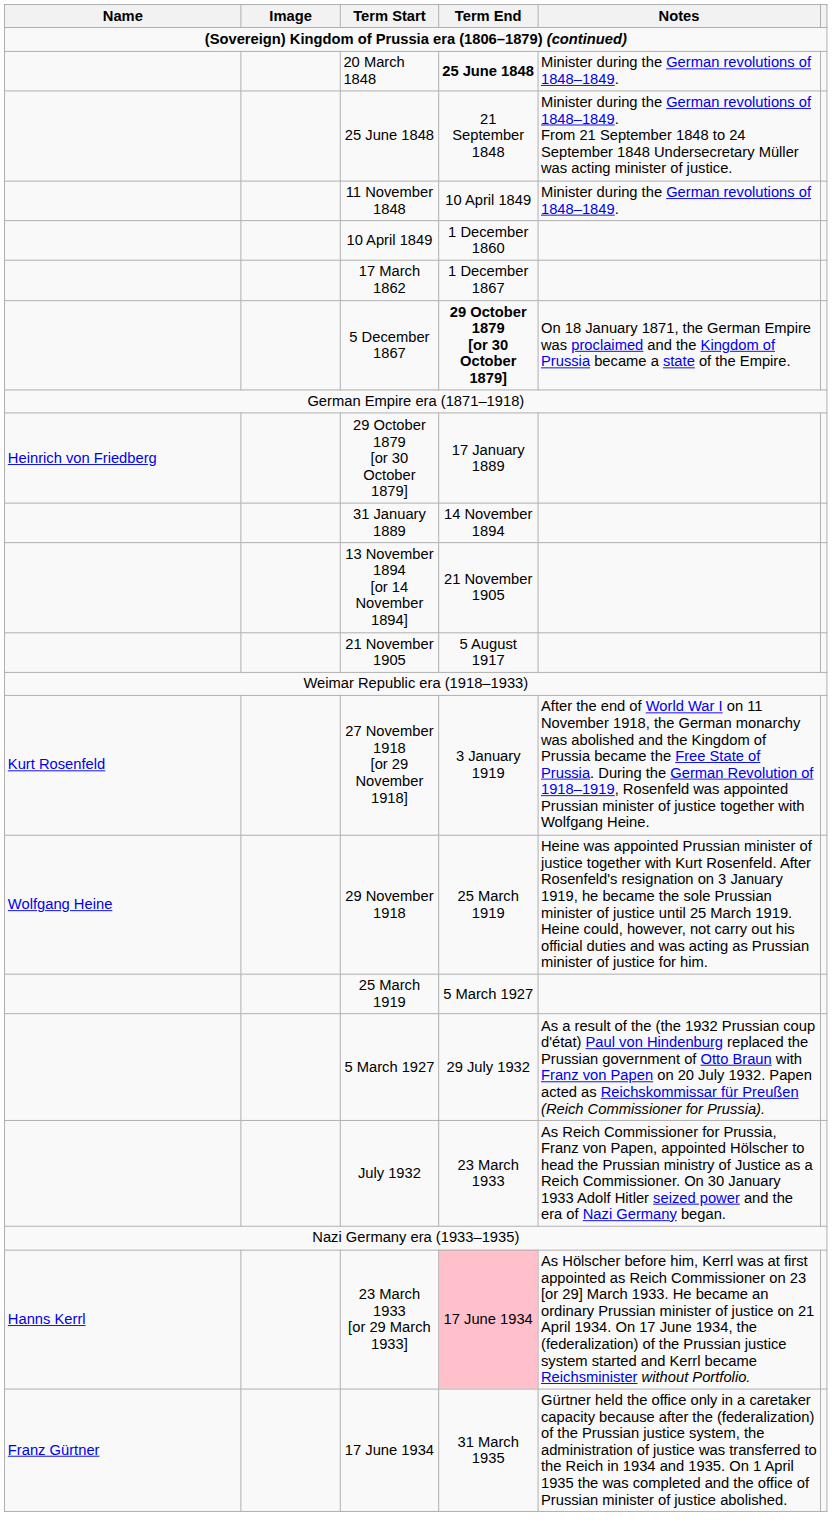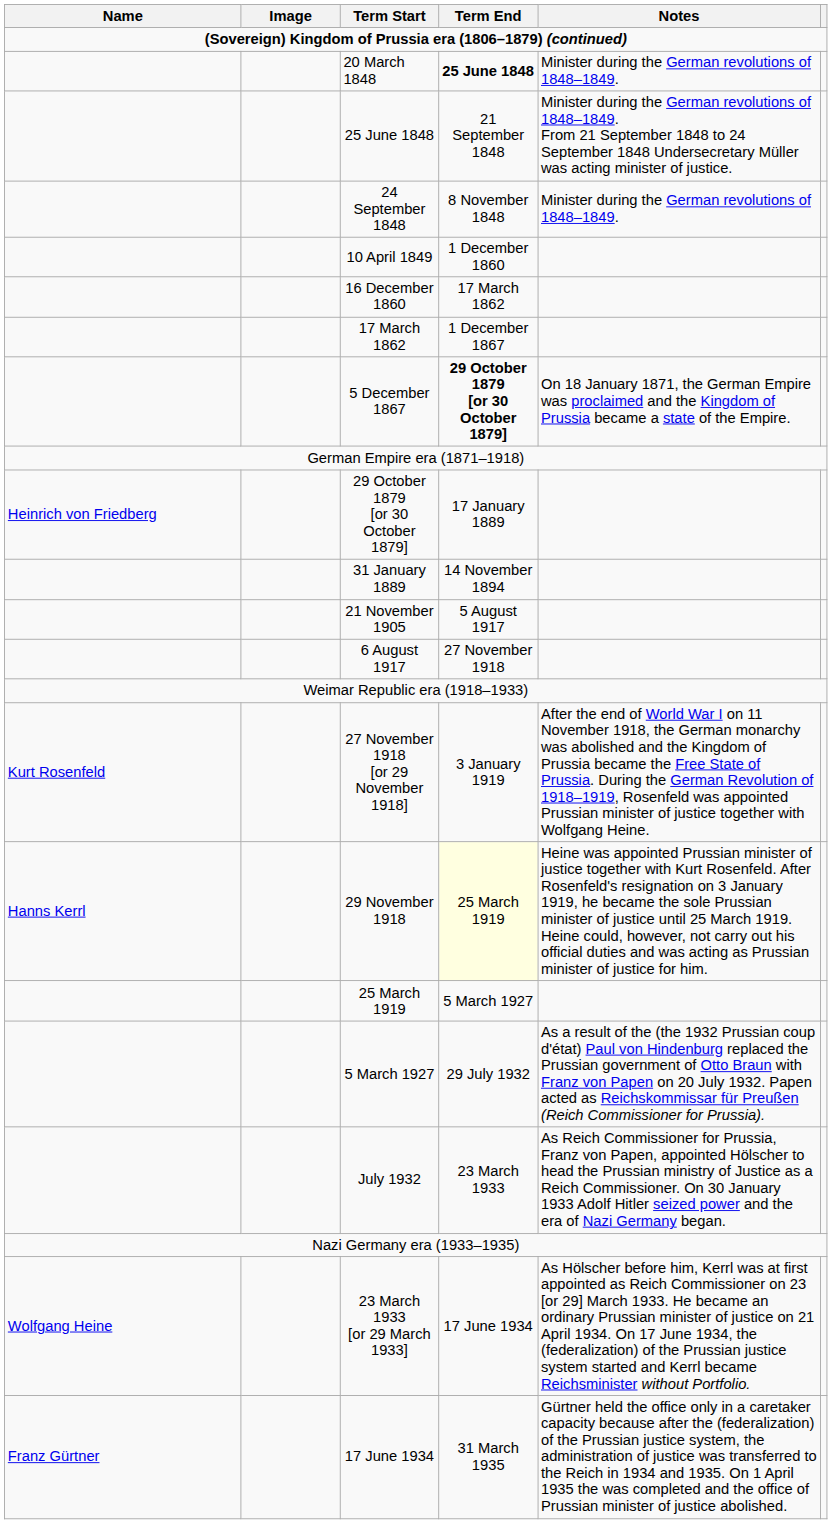+ row: (389, 208)
- row: (389, 200)
+ row: (389, 297)
- row: (389, 587)
+ row: (389, 659)
(60, 904) Wolfgang Heine -> (47, 911) Hanns Kerrl
(488, 904) no background -> (488, 911) lightyellow background
(47, 1319) Hanns Kerrl -> (60, 1326) Wolfgang Heine
(488, 1319) pink background -> (488, 1326) no background
